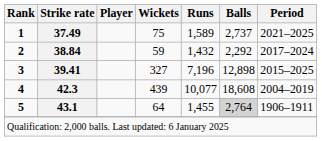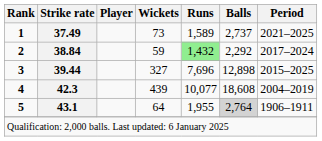(159, 32) 75 -> (159, 32) 73
(201, 51) no background -> (201, 51) lightgreen background
(67, 70) 39.41 -> (67, 70) 39.44
(201, 70) 7,196 -> (201, 70) 7,696
(201, 107) 1,455 -> (201, 107) 1,955
